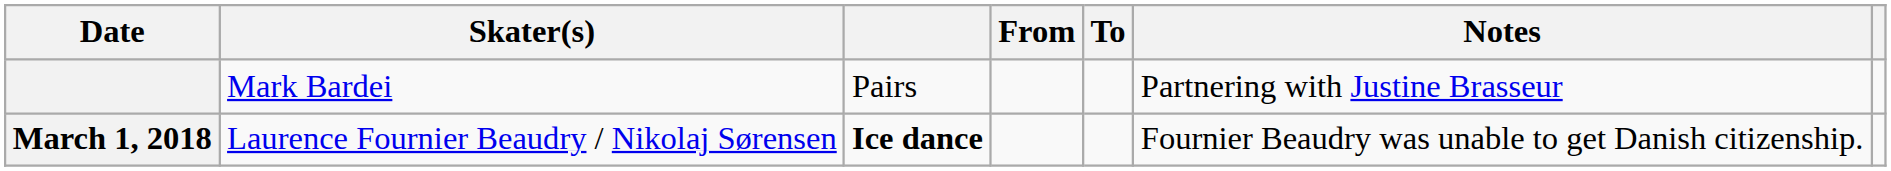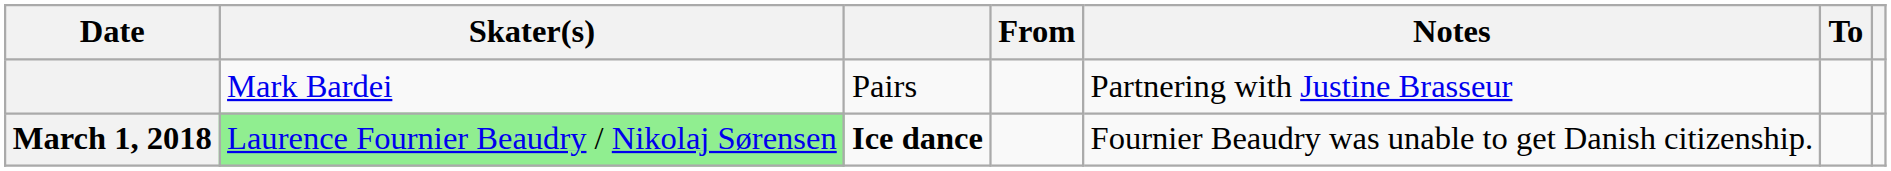columns swapped: (1108, 31) <-> (1502, 31)
(532, 139) no background -> (532, 139) lightgreen background
